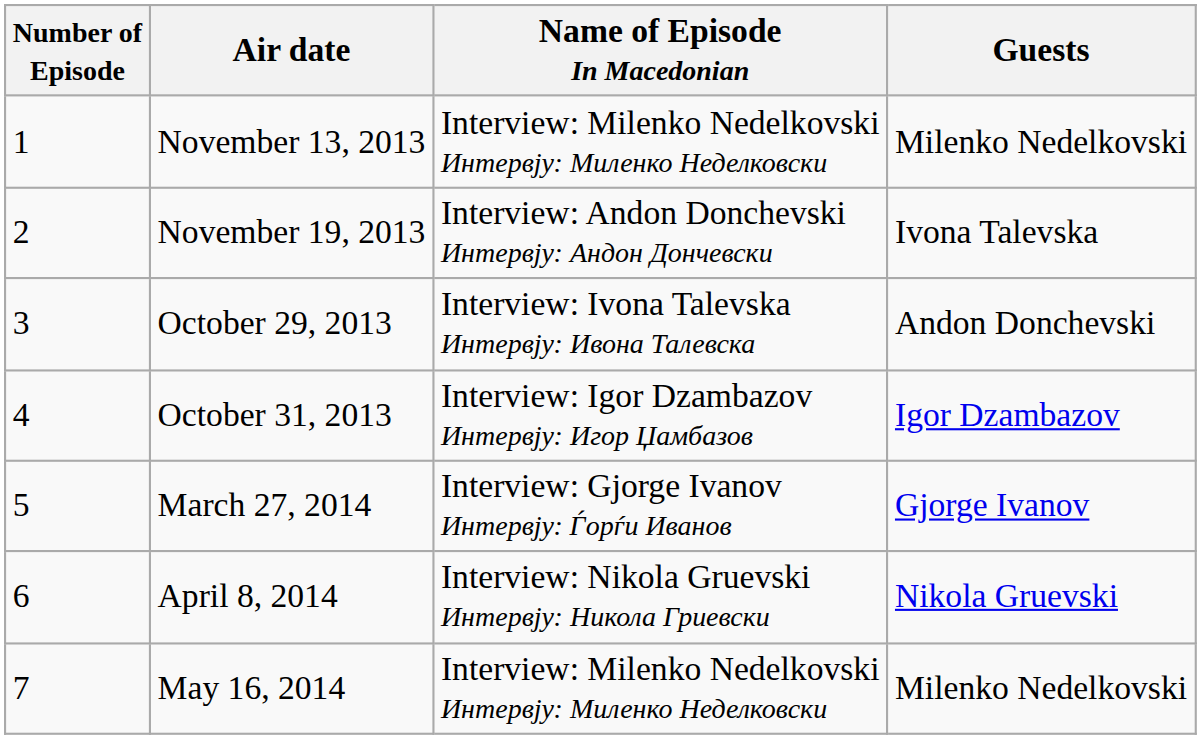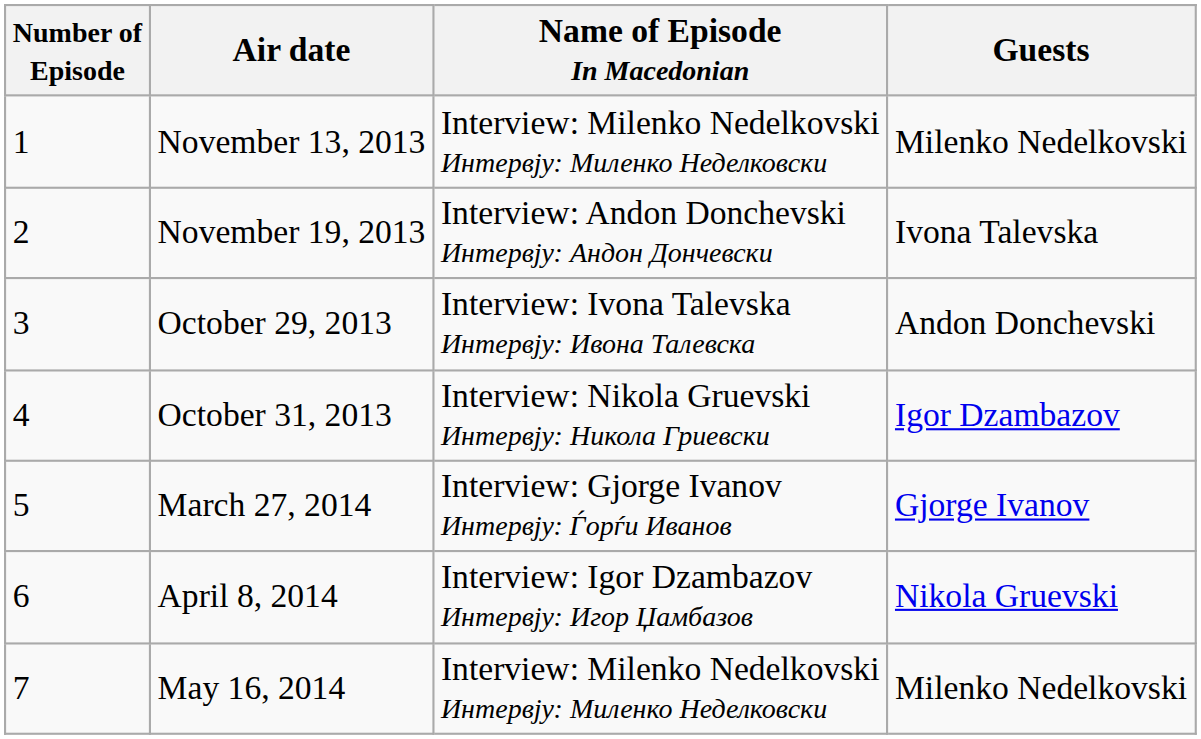(627, 414) Interview: Igor Dzambazov Интервју: Игор Џамбазов -> (626, 414) Interview: Nikola Gruevski Интервју: Никола Гриевски
(626, 596) Interview: Nikola Gruevski Интервју: Никола Гриевски -> (627, 596) Interview: Igor Dzambazov Интервју: Игор Џамбазов
